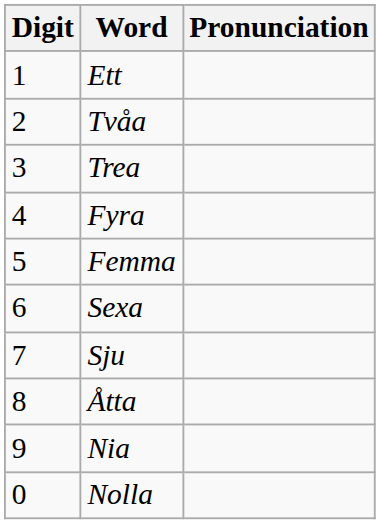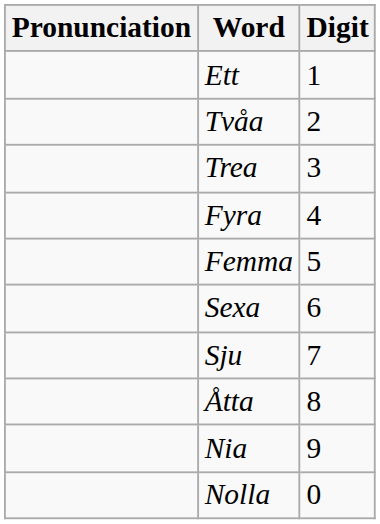columns swapped: (43, 27) <-> (279, 27)
